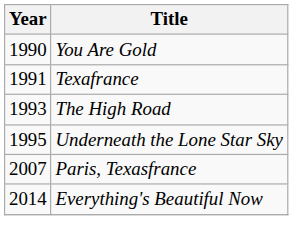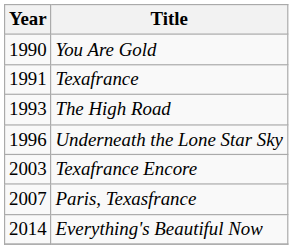(28, 139) 1995 -> (28, 139) 1996
+ row: (126, 169)
